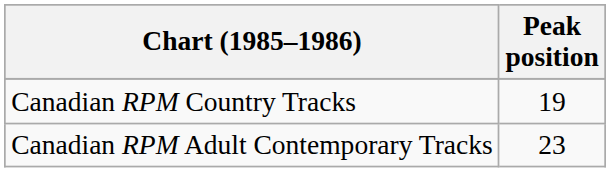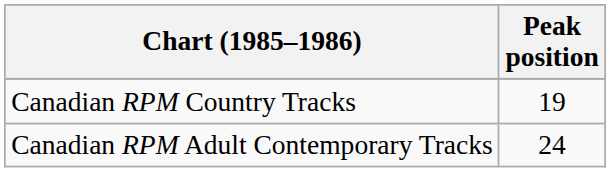(552, 144) 23 -> (552, 144) 24
